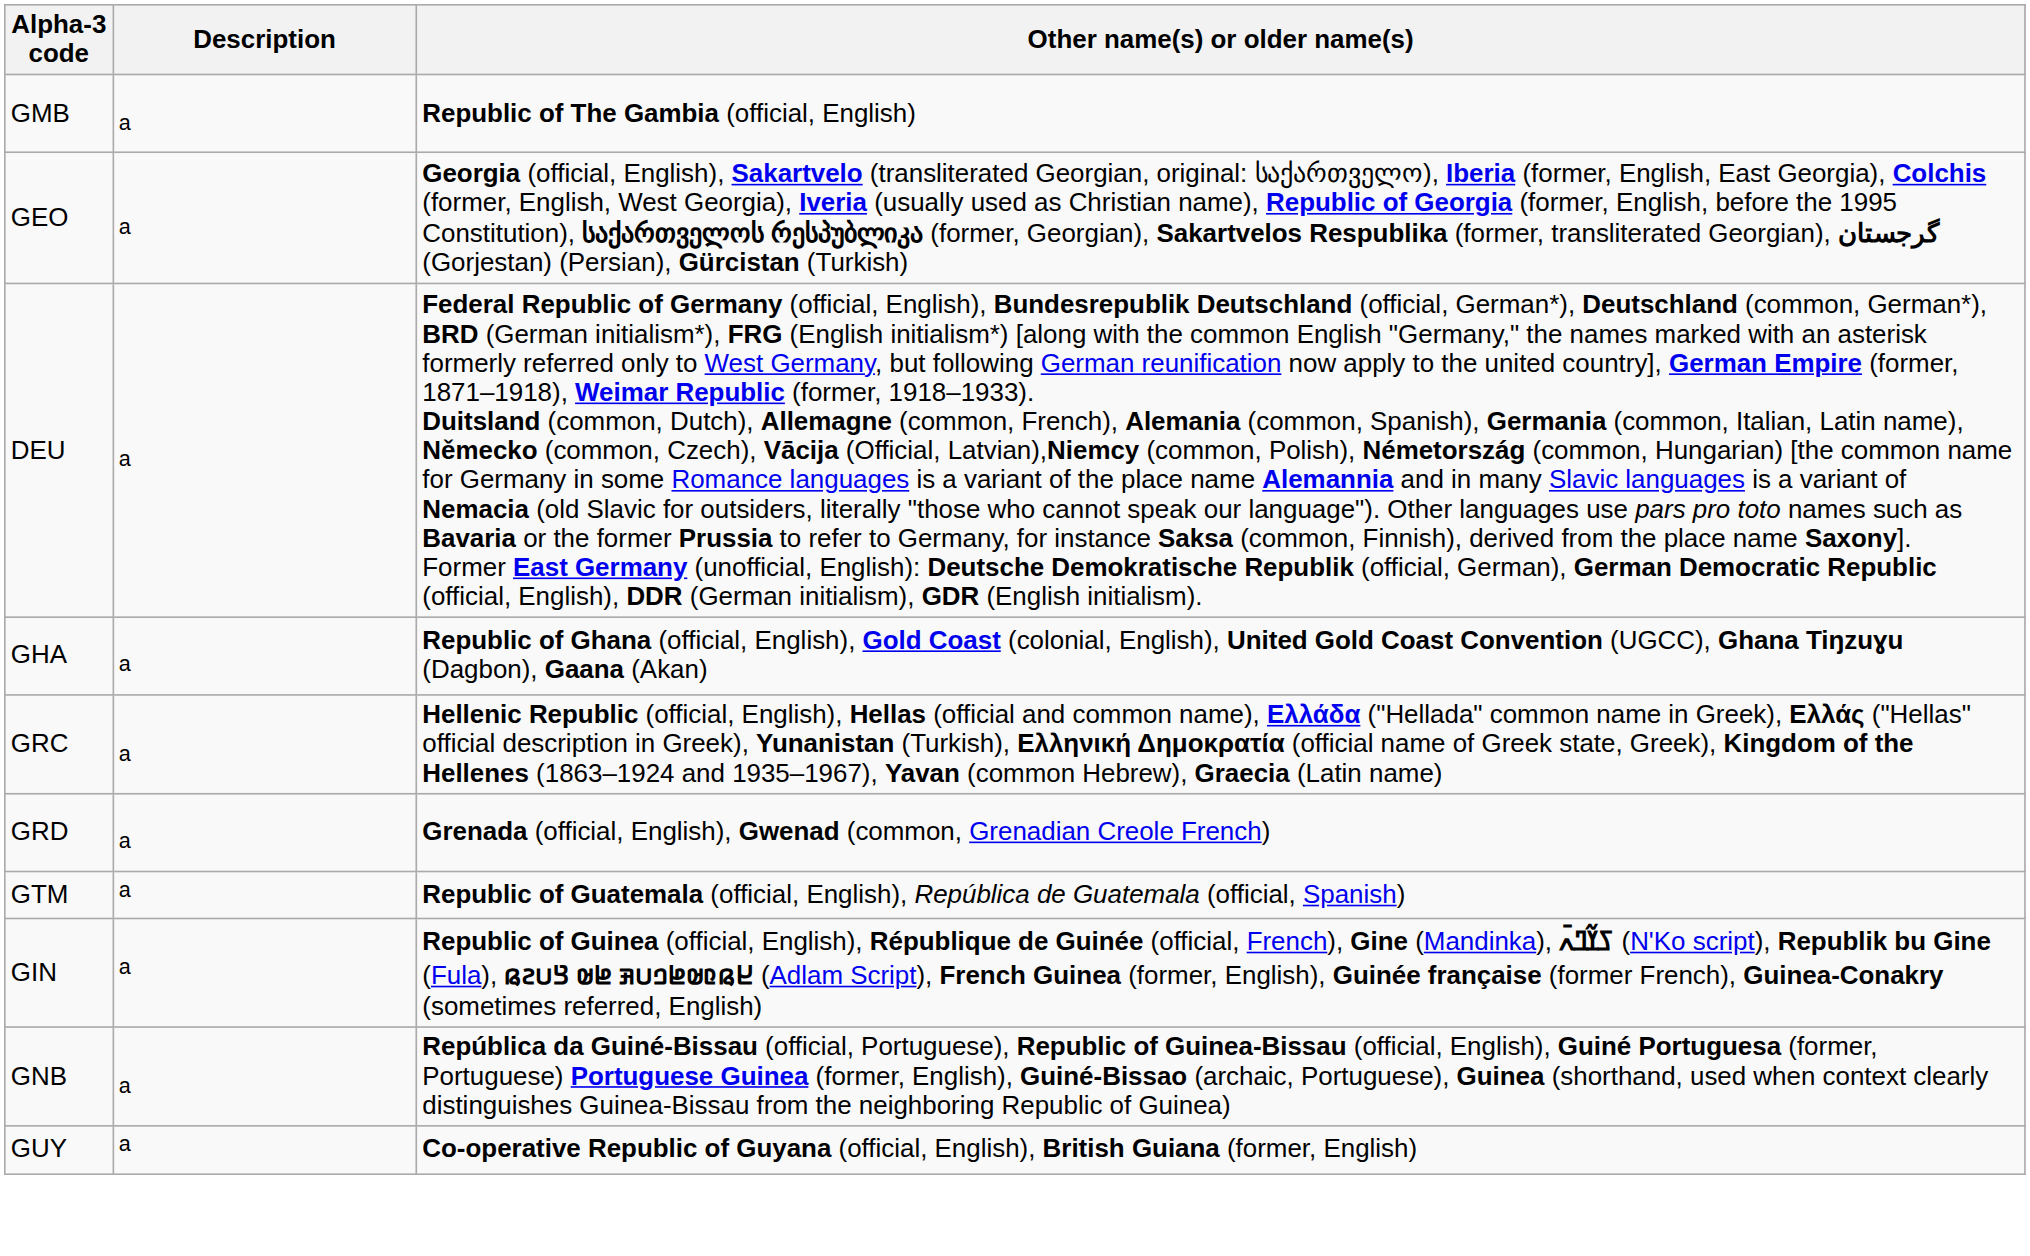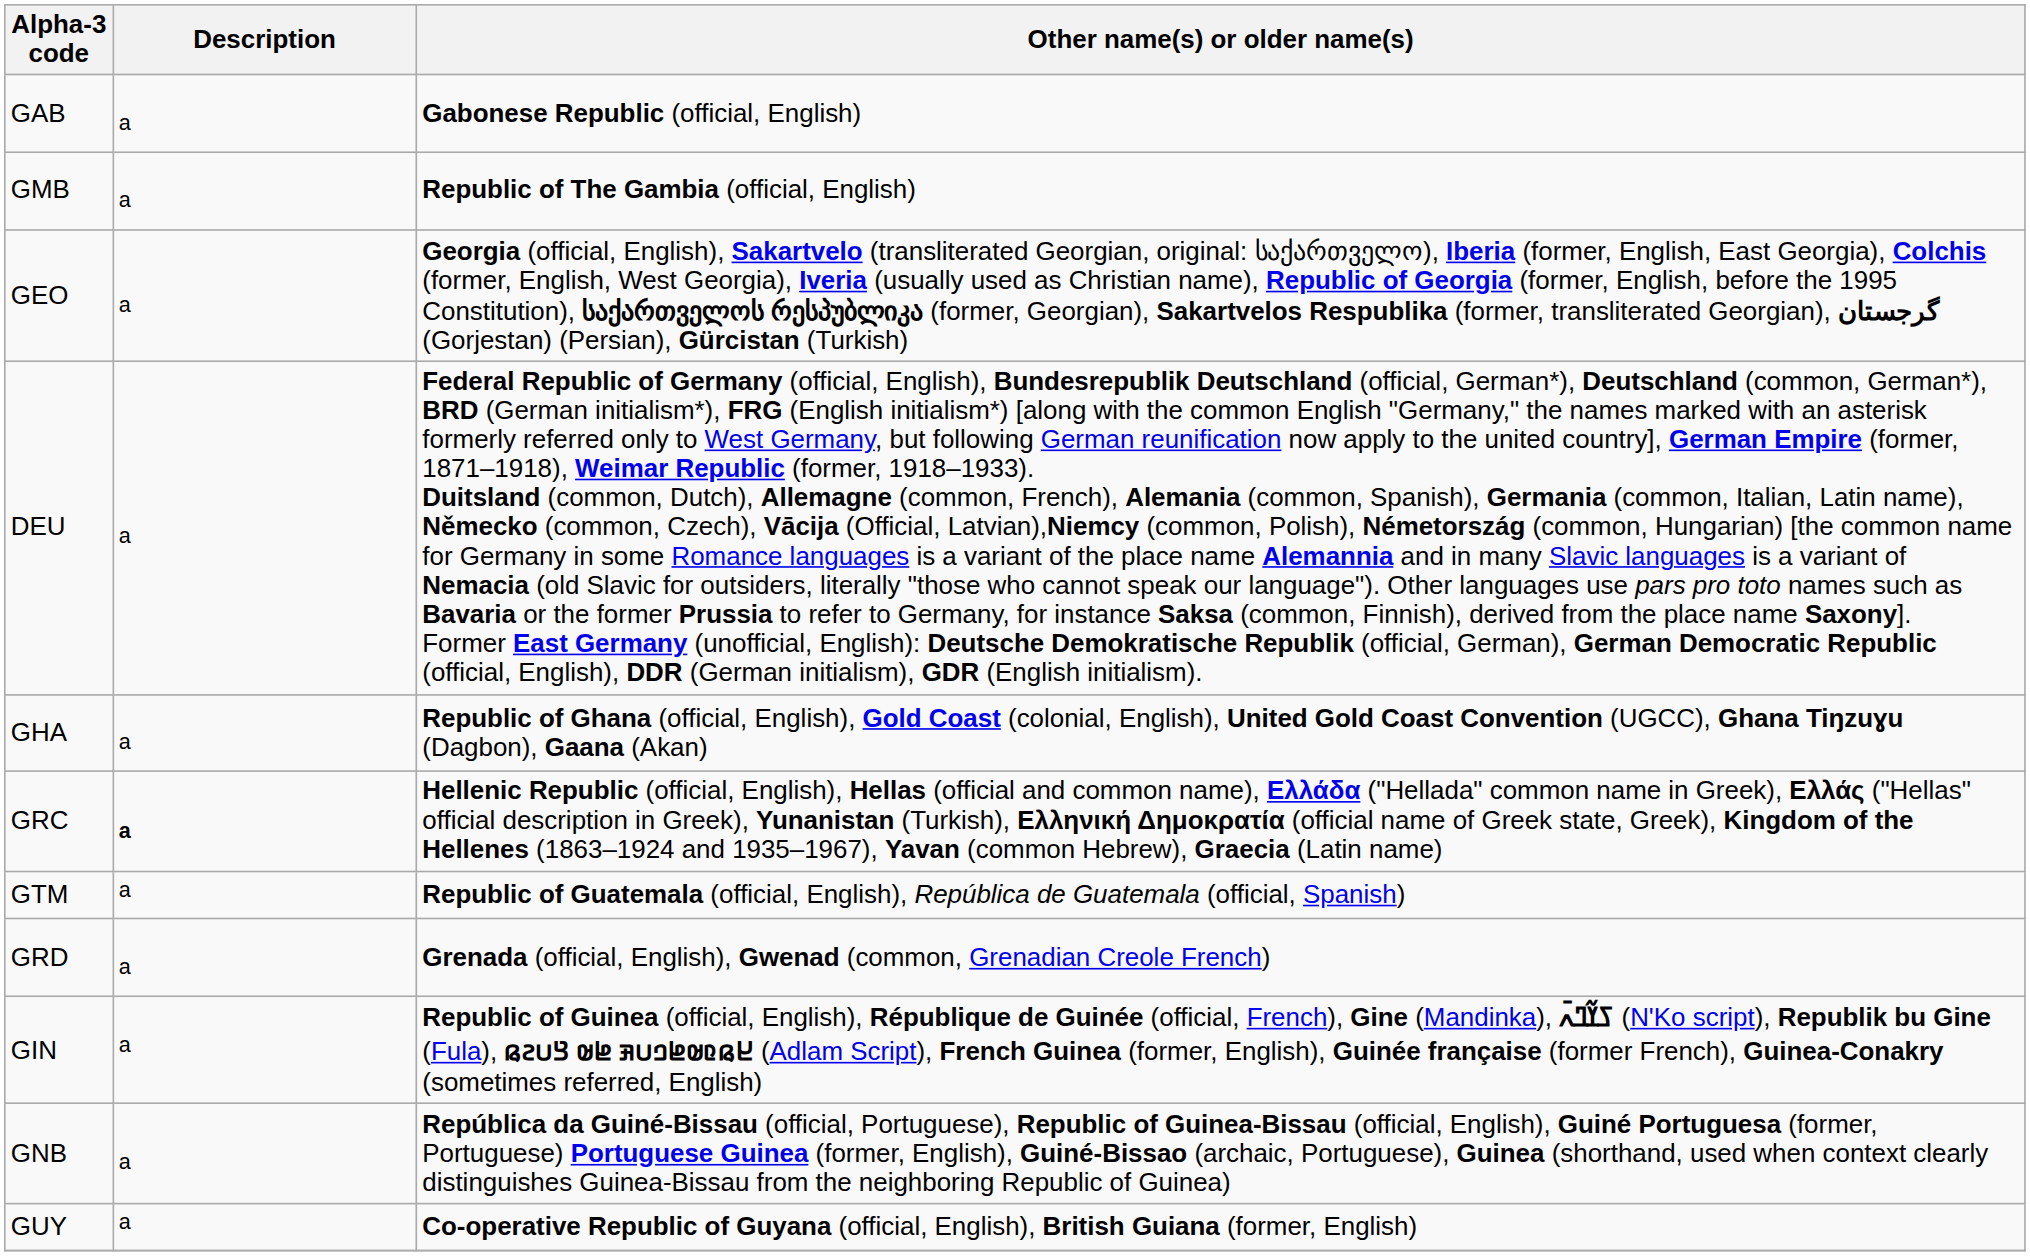+ row: (38, 113)
(125, 753) normal -> (125, 835) bold
rows swapped: (40, 831) <-> (40, 894)
